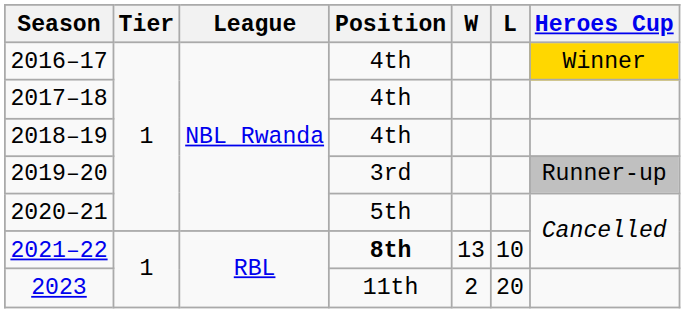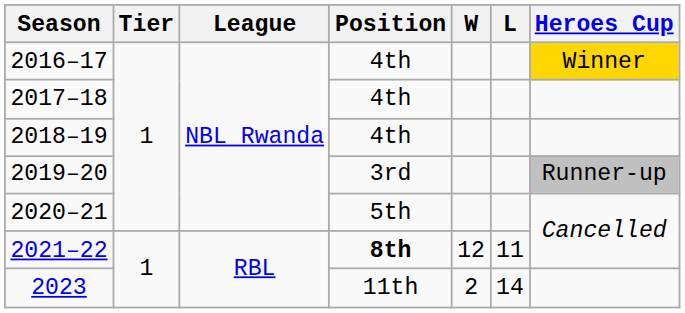(471, 250) 13 -> (471, 250) 12
(510, 250) 10 -> (510, 250) 11
(510, 288) 20 -> (510, 288) 14
